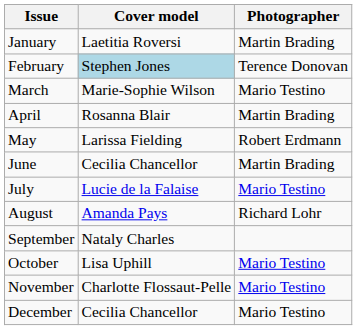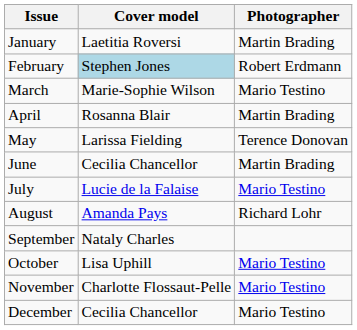(293, 66) Terence Donovan -> (290, 66) Robert Erdmann
(290, 139) Robert Erdmann -> (293, 139) Terence Donovan
